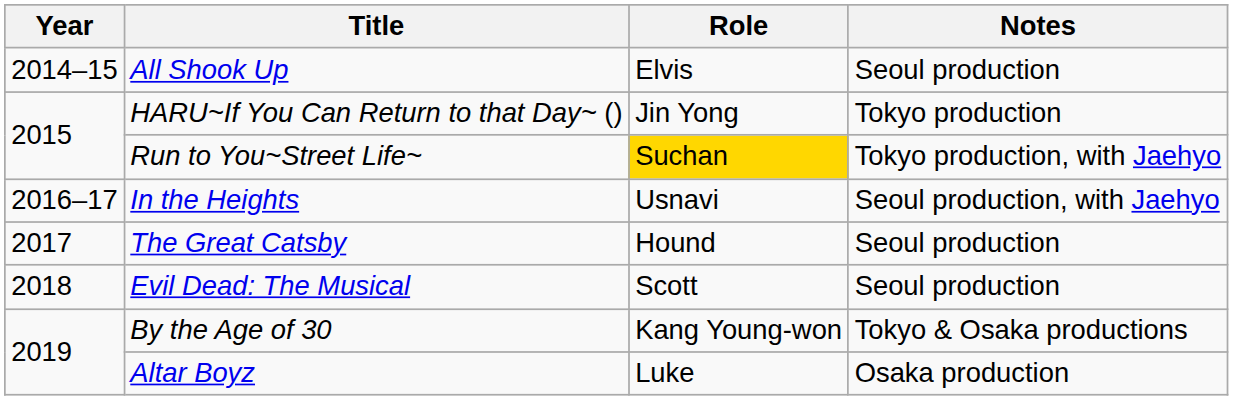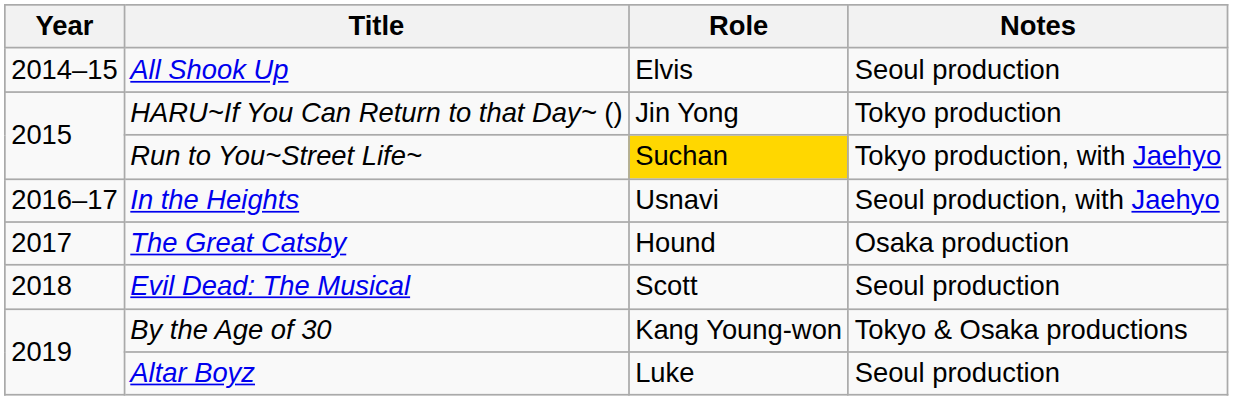(957, 243) Seoul production -> (962, 243) Osaka production
(962, 373) Osaka production -> (957, 373) Seoul production
